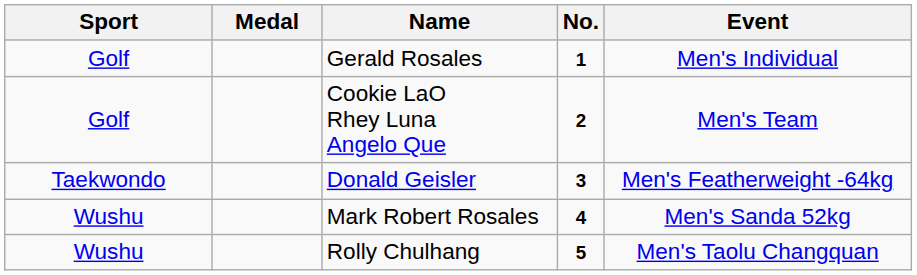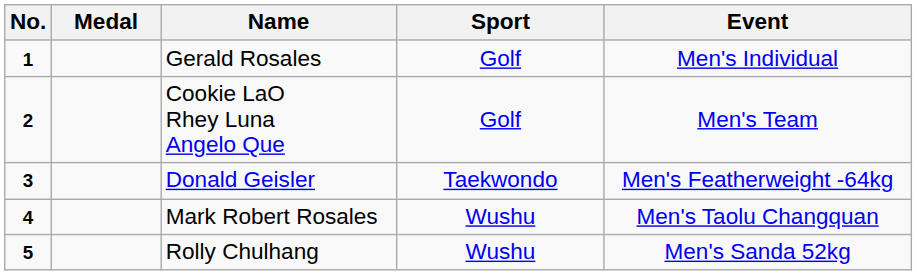columns swapped: (581, 22) <-> (109, 22)
(758, 216) Men's Sanda 52kg -> (758, 216) Men's Taolu Changquan
(758, 252) Men's Taolu Changquan -> (758, 252) Men's Sanda 52kg
